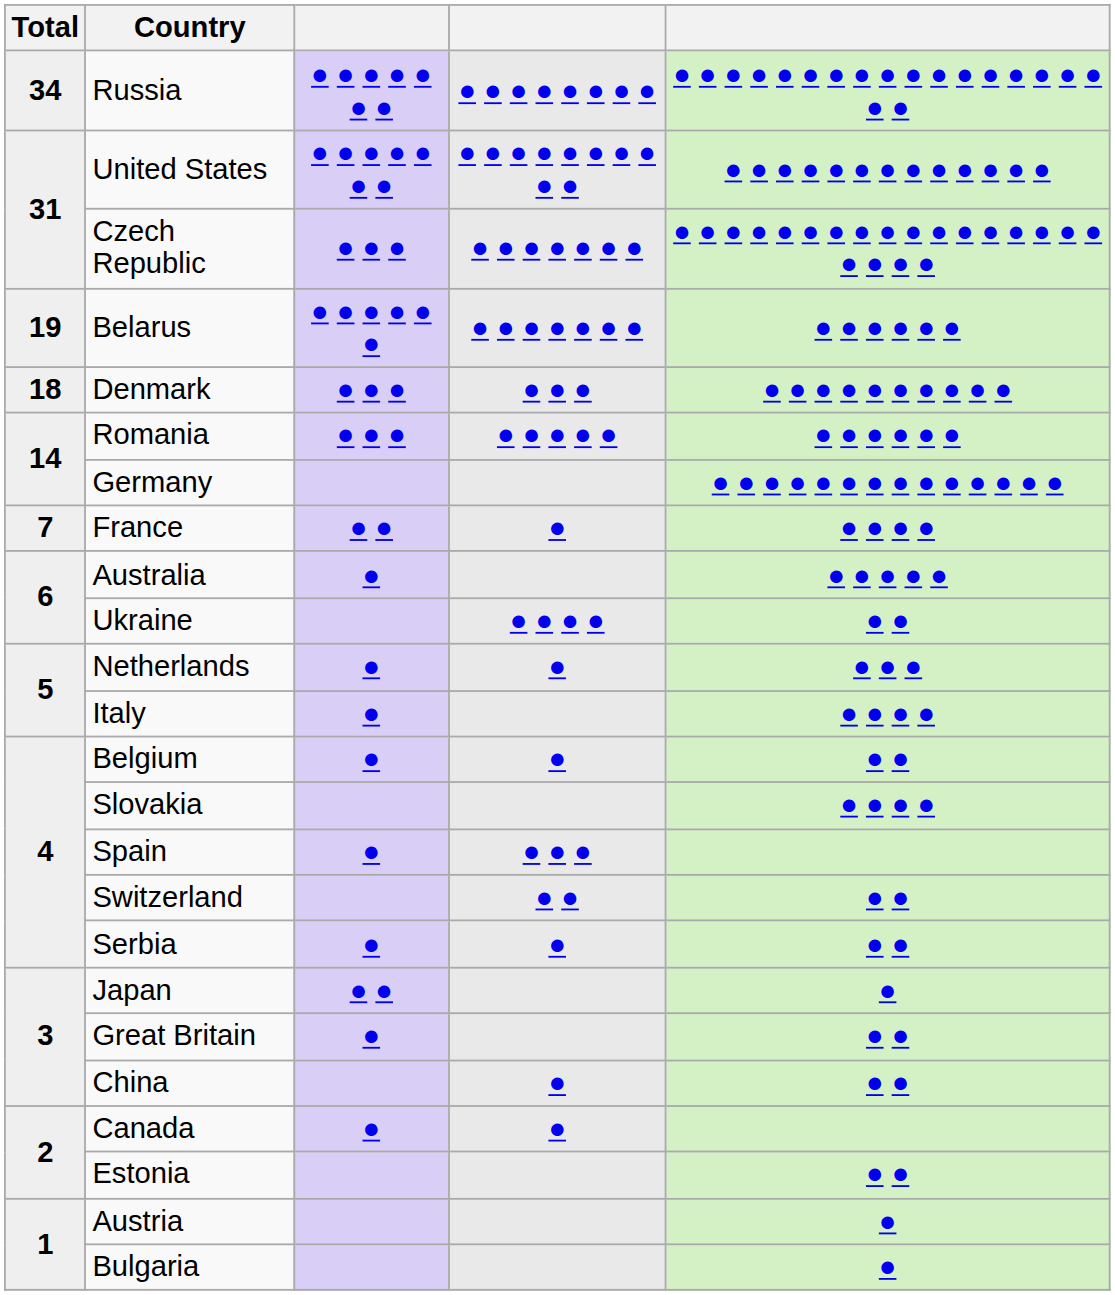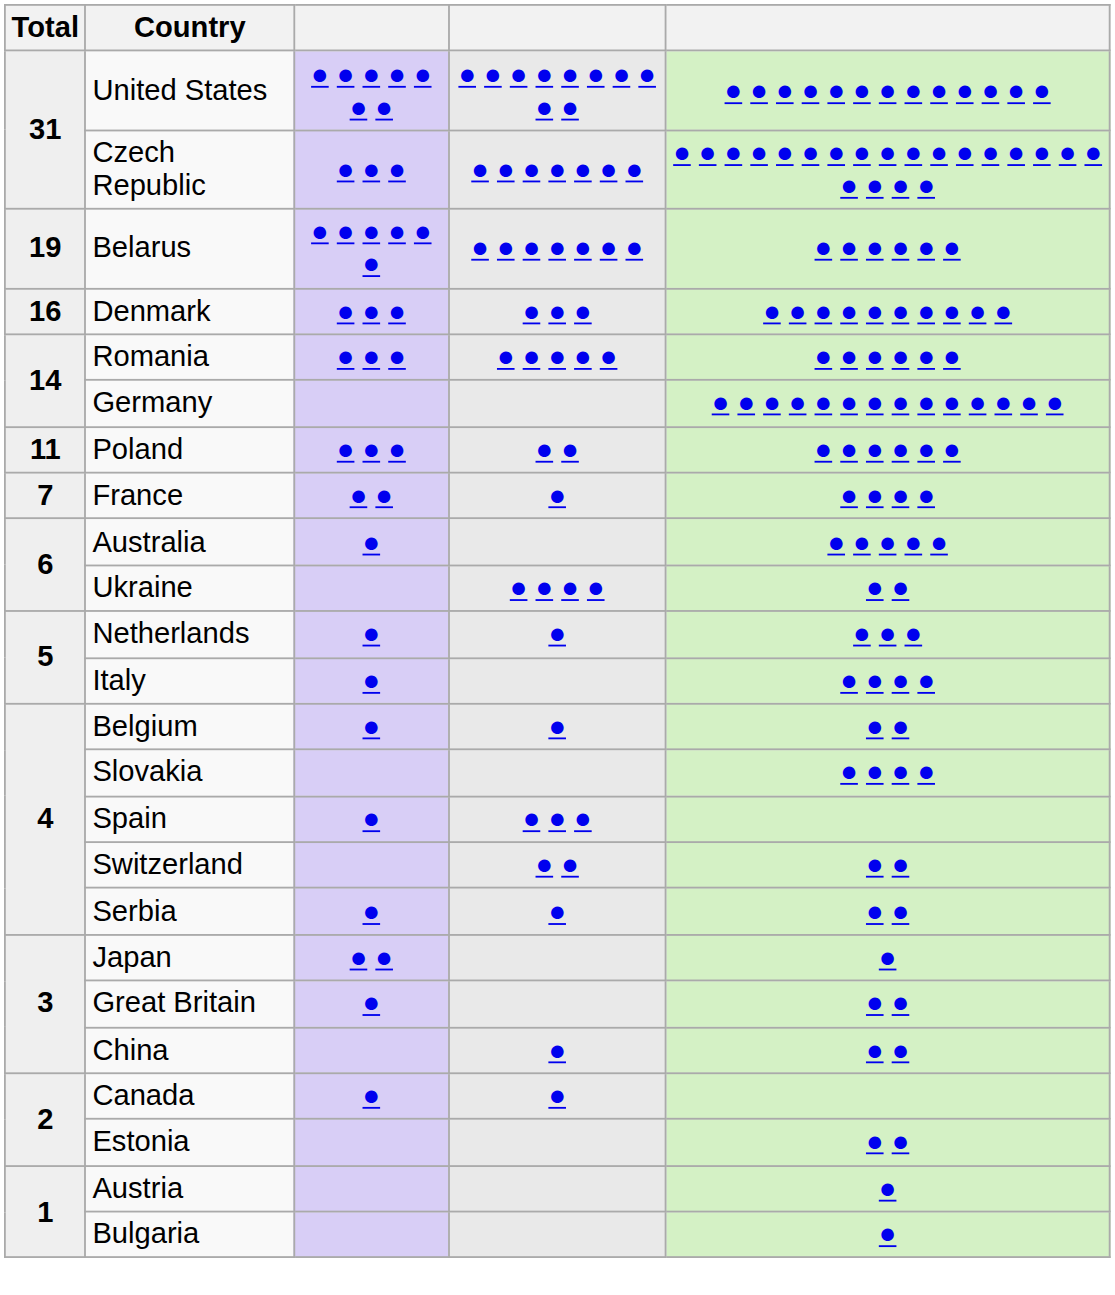- row: (137, 90)
(45, 389) 18 -> (45, 310) 16
+ row: (138, 449)
